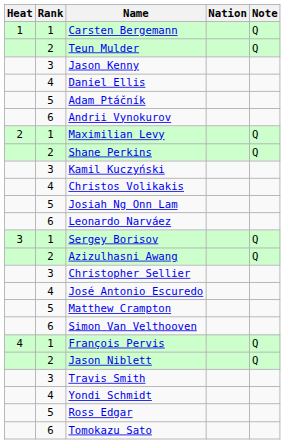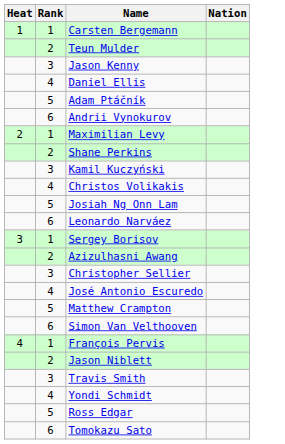- column: (265, 13)
